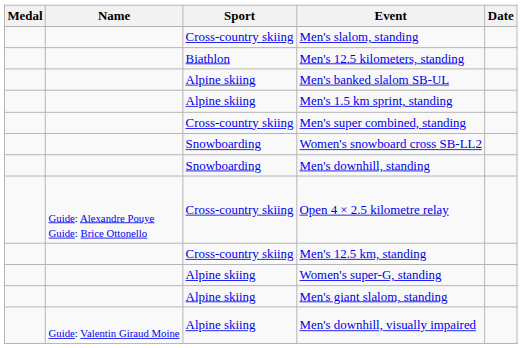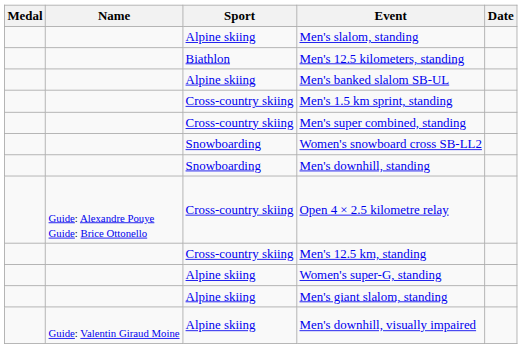(240, 37) Cross-country skiing -> (221, 37) Alpine skiing
(221, 101) Alpine skiing -> (240, 101) Cross-country skiing
